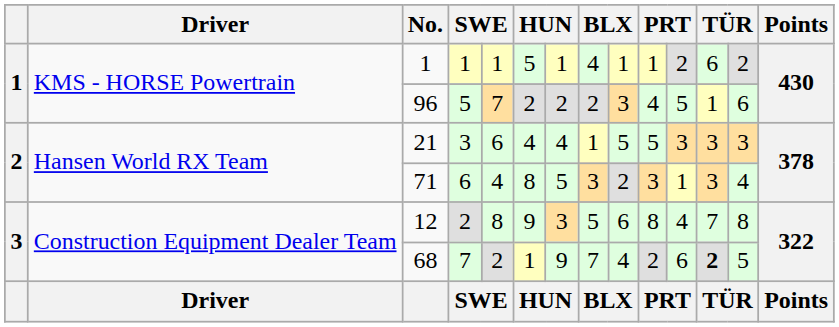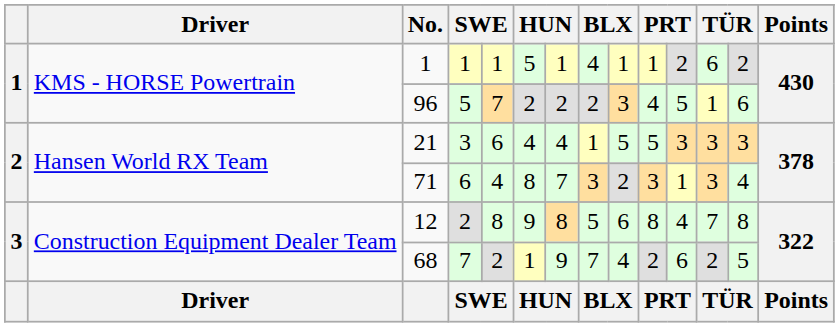(562, 181) 5 -> (562, 181) 7
(562, 221) 3 -> (562, 221) 8
(712, 260) bold -> (712, 260) normal
